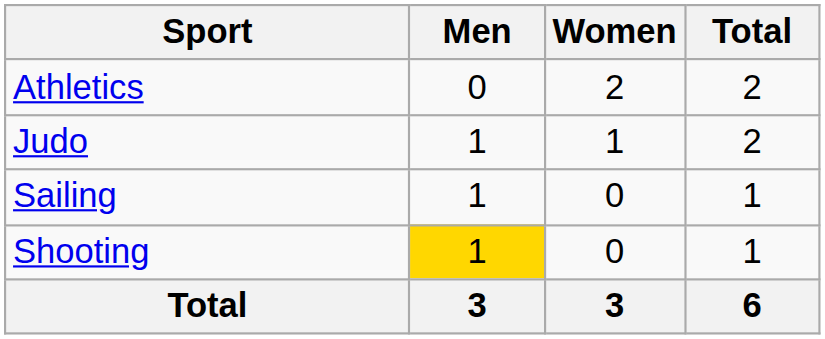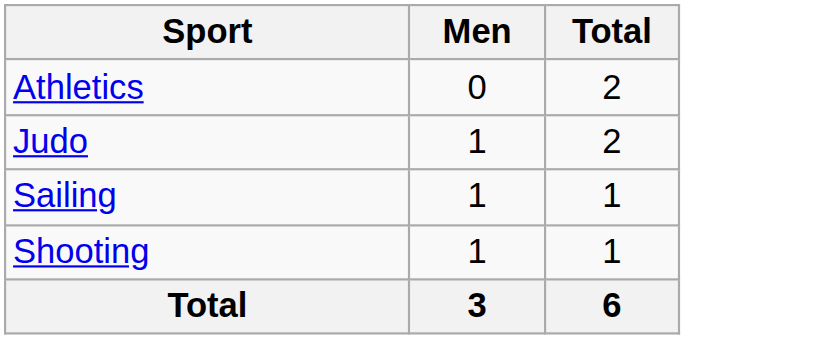- column: (615, 31)
(477, 251) gold background -> (477, 251) no background
